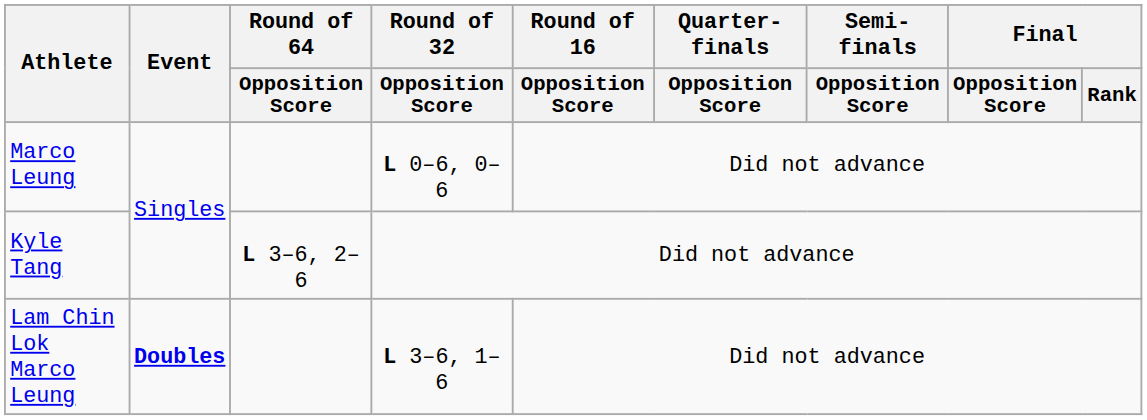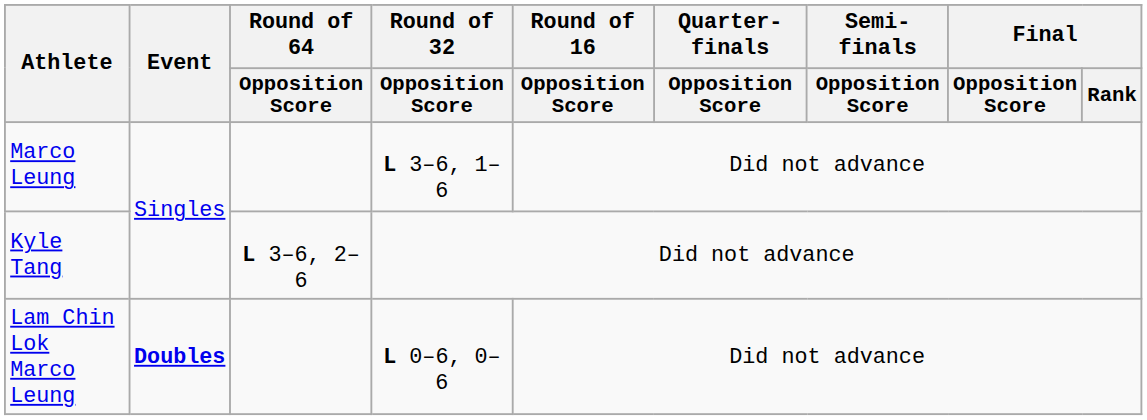(442, 179) L 0–6, 0–6 -> (442, 179) L 3–6, 1–6
(442, 370) L 3–6, 1–6 -> (442, 370) L 0–6, 0–6
